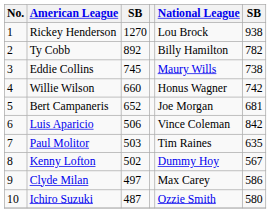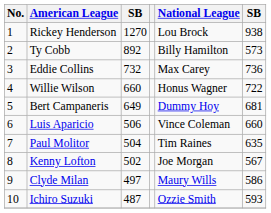(254, 50) 782 -> (254, 50) 573
(132, 69) 745 -> (132, 69) 732
(187, 69) Maury Wills -> (184, 69) Max Carey
(254, 69) 738 -> (254, 69) 736
(254, 87) 742 -> (254, 87) 722
(132, 106) 652 -> (132, 106) 649
(185, 106) Joe Morgan -> (188, 106) Dummy Hoy
(254, 124) 842 -> (254, 124) 660
(132, 143) 503 -> (132, 143) 504
(188, 161) Dummy Hoy -> (185, 161) Joe Morgan
(184, 180) Max Carey -> (187, 180) Maury Wills
(254, 198) 580 -> (254, 198) 593
